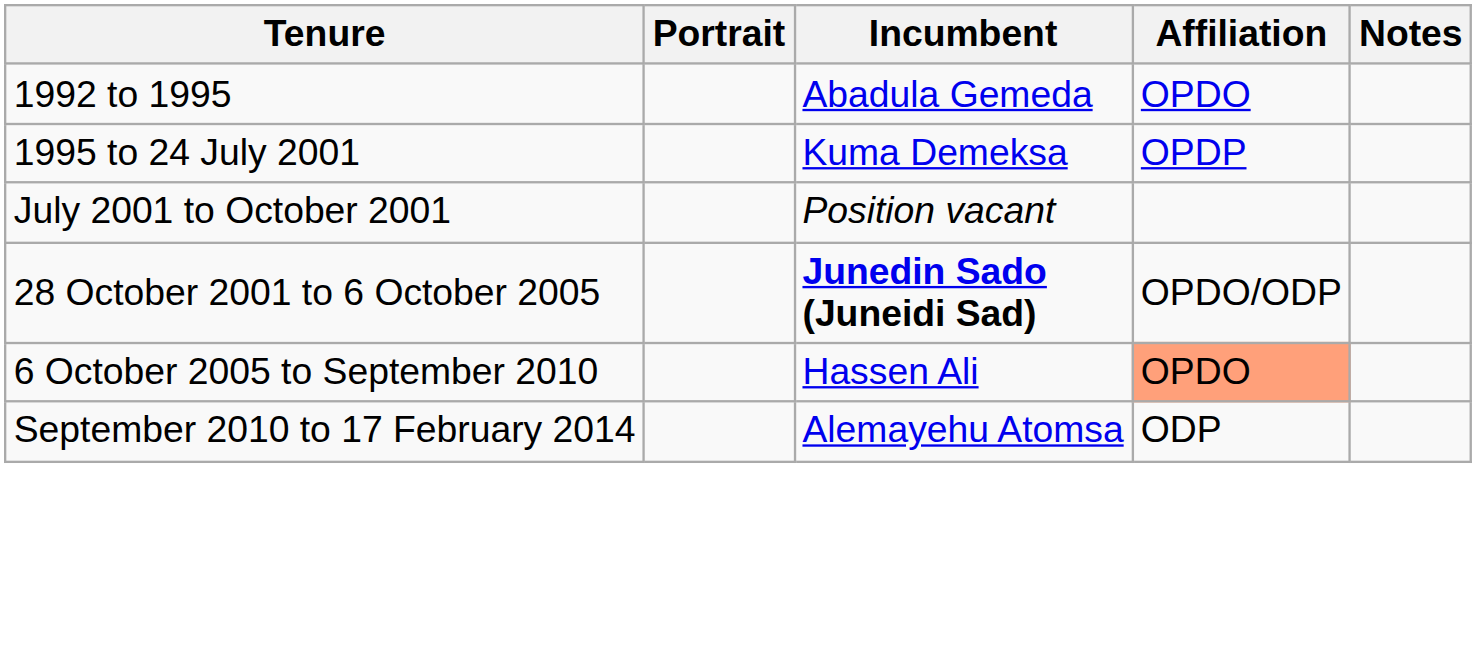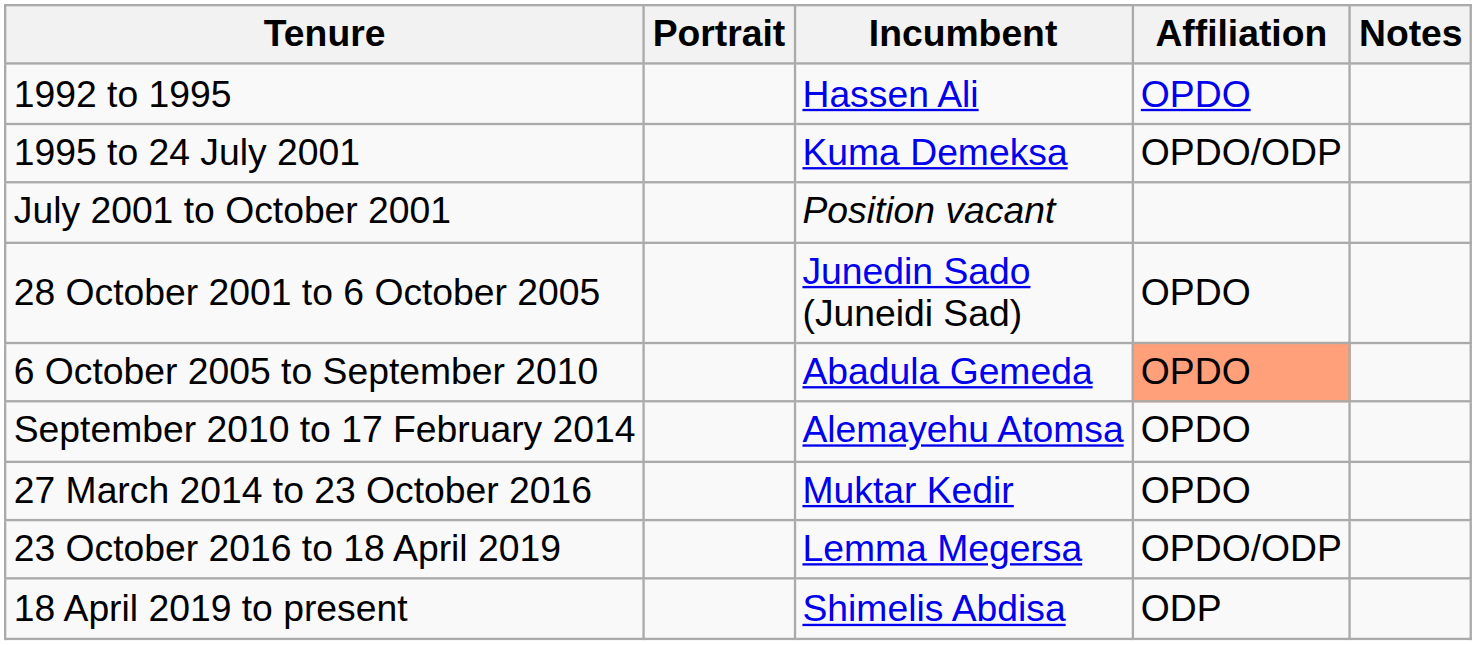(948, 93) Abadula Gemeda -> (891, 93) Hassen Ali
(1194, 152) OPDP -> (1241, 152) OPDO/ODP
(925, 291) bold -> (916, 291) normal
(1241, 291) OPDO/ODP -> (1196, 291) OPDO
(891, 371) Hassen Ali -> (948, 371) Abadula Gemeda
(1181, 430) ODP -> (1196, 430) OPDO
+ row: (303, 489)
+ row: (287, 548)
+ row: (211, 608)
